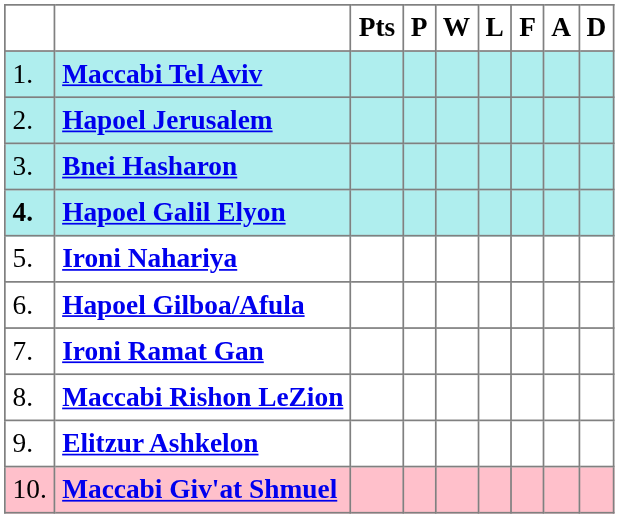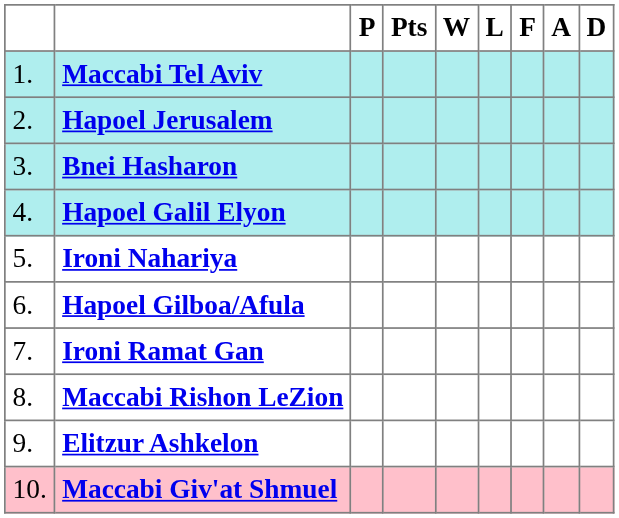columns swapped: (377, 27) <-> (419, 27)
(23, 212) bold -> (23, 212) normal
